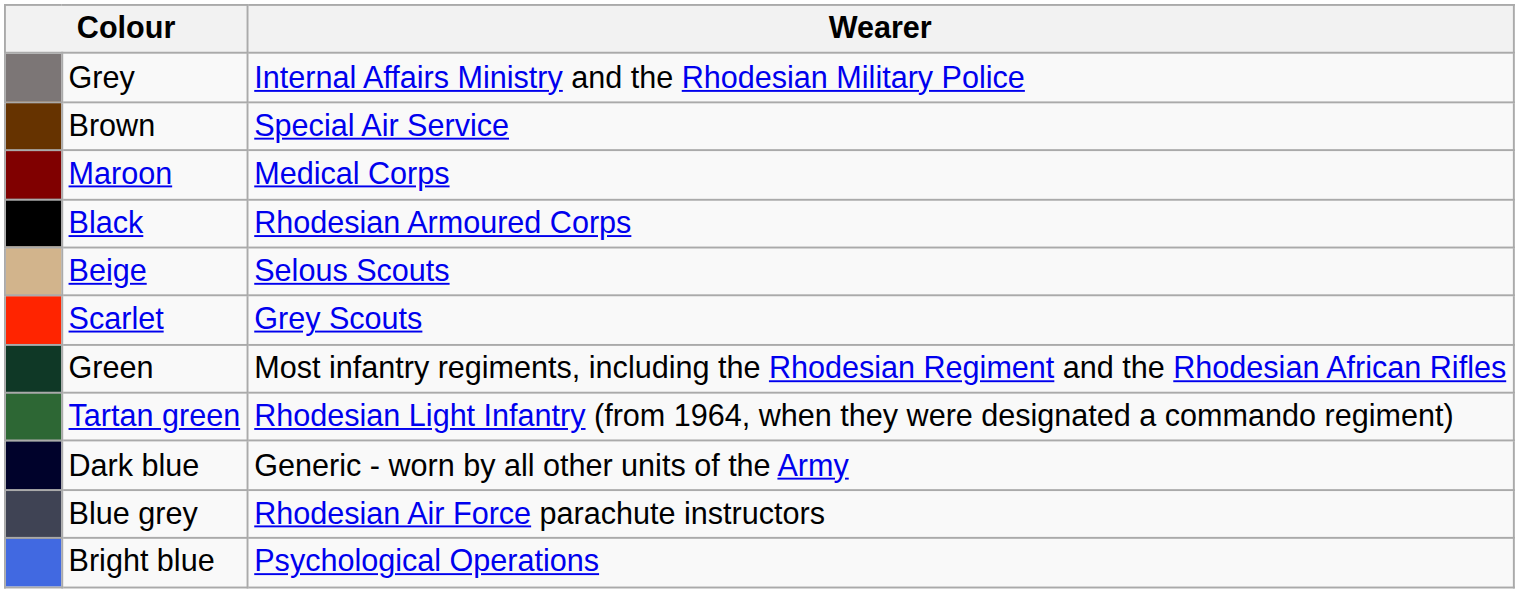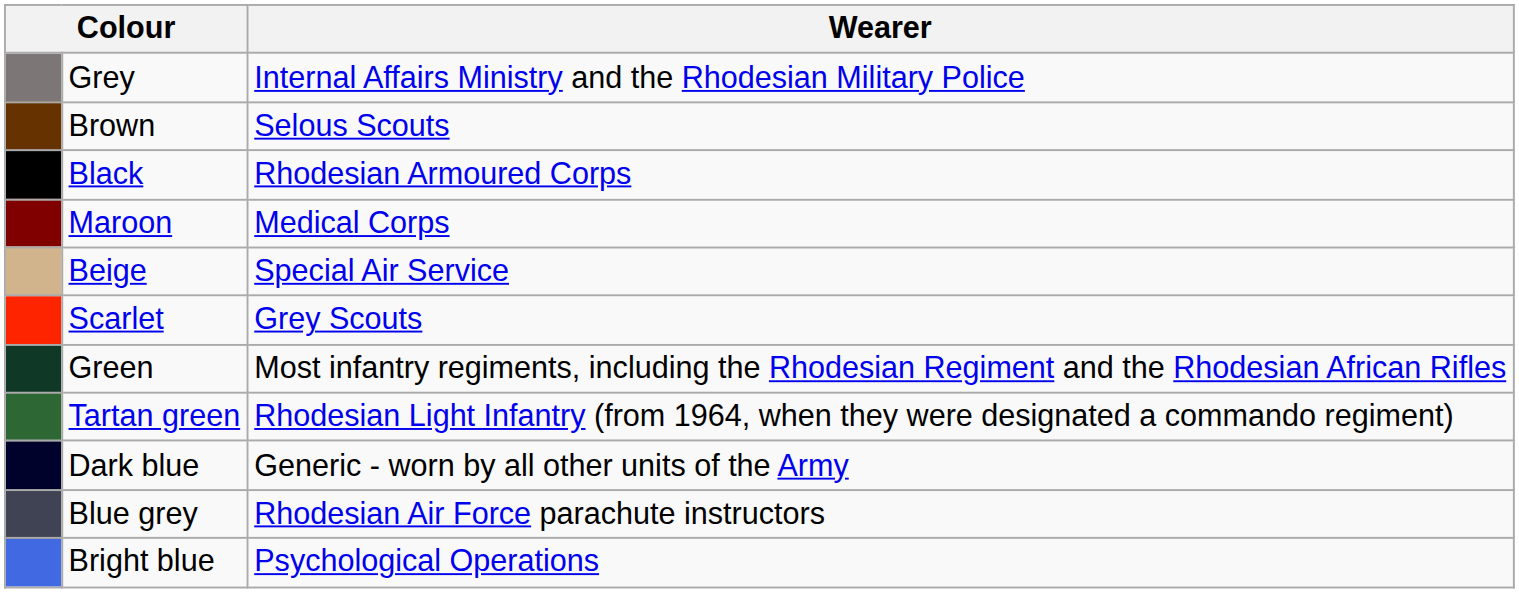(382, 125) Special Air Service -> (352, 125) Selous Scouts
rows swapped: (106, 222) <-> (120, 174)
(352, 271) Selous Scouts -> (382, 271) Special Air Service
